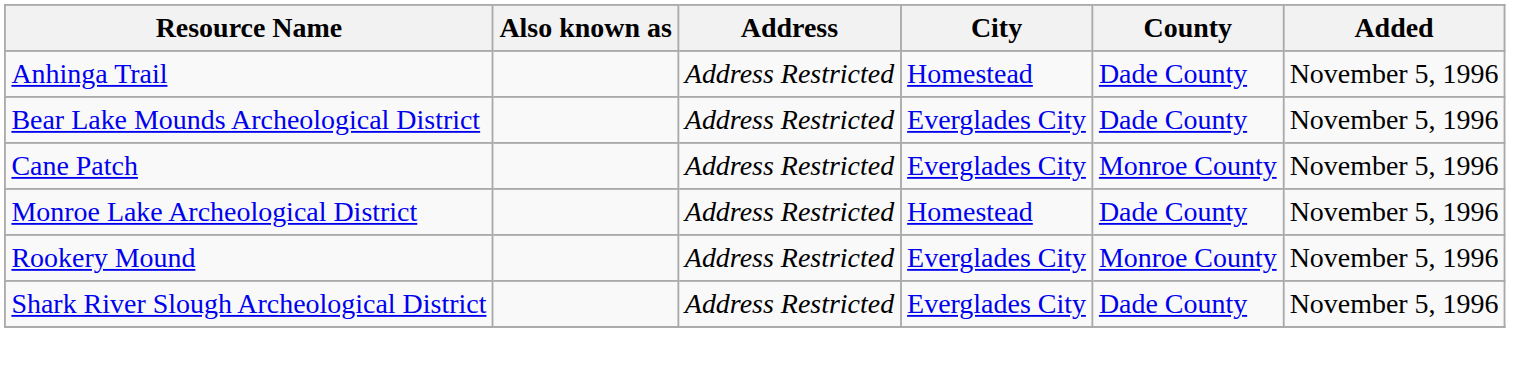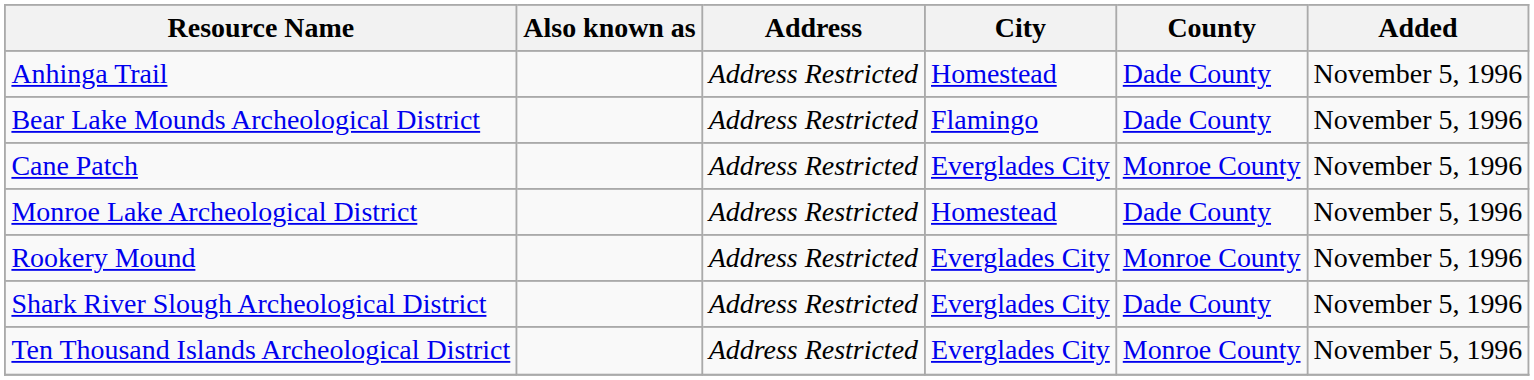(997, 119) Everglades City -> (985, 119) Flamingo
+ row: (261, 350)
